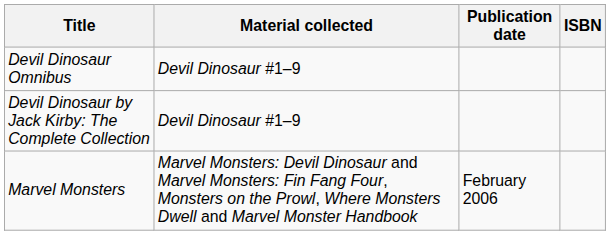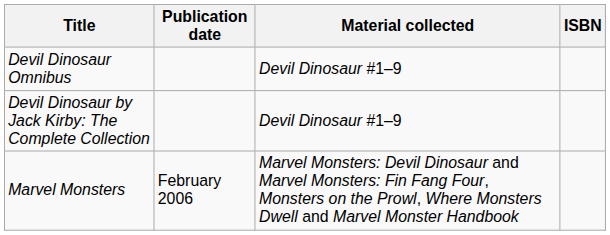columns swapped: (307, 25) <-> (510, 25)
